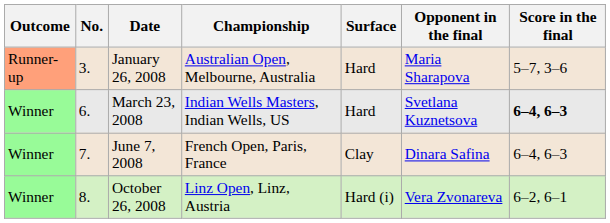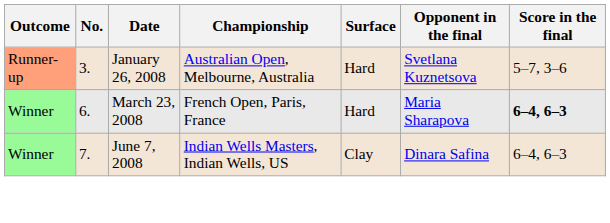(437, 68) Maria Sharapova -> (440, 68) Svetlana Kuznetsova
(252, 110) Indian Wells Masters, Indian Wells, US -> (245, 110) French Open, Paris, France
(441, 110) Svetlana Kuznetsova -> (437, 110) Maria Sharapova
(246, 153) French Open, Paris, France -> (251, 153) Indian Wells Masters, Indian Wells, US
- row: (139, 196)
